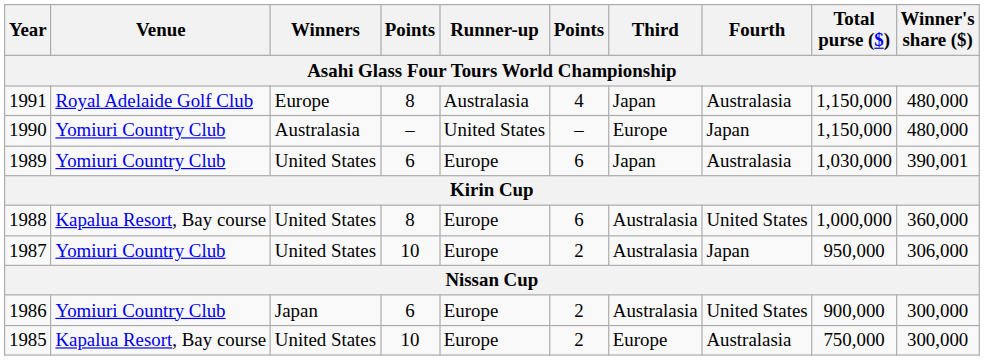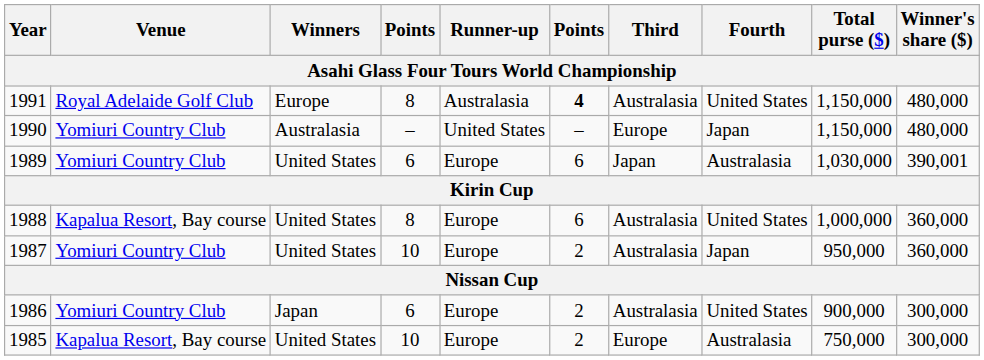(579, 100) normal -> (579, 100) bold
(634, 100) Japan -> (655, 100) Australasia
(749, 100) Australasia -> (757, 100) United States
(938, 250) 306,000 -> (938, 250) 360,000
